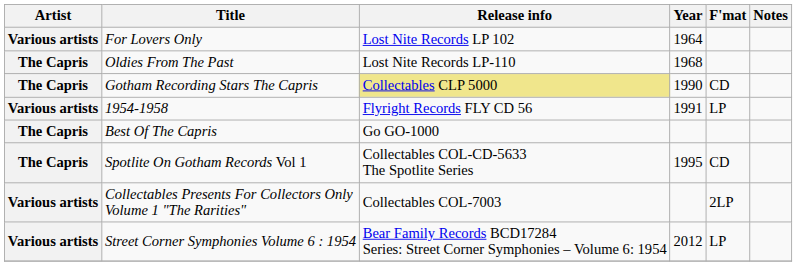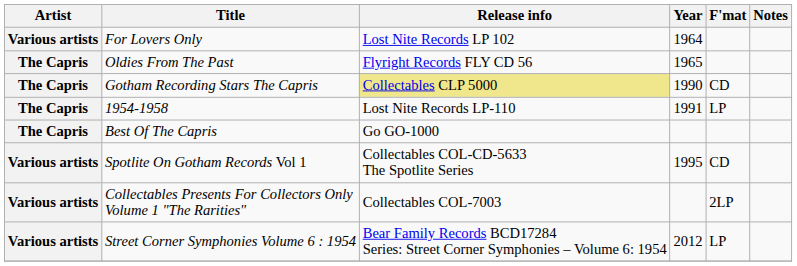(439, 62) Lost Nite Records LP-110 -> (447, 62) Flyright Records FLY CD 56
(688, 62) 1968 -> (688, 62) 1965
(53, 108) Various artists -> (53, 108) The Capris
(447, 108) Flyright Records FLY CD 56 -> (439, 108) Lost Nite Records LP-110
(53, 162) The Capris -> (53, 162) Various artists
